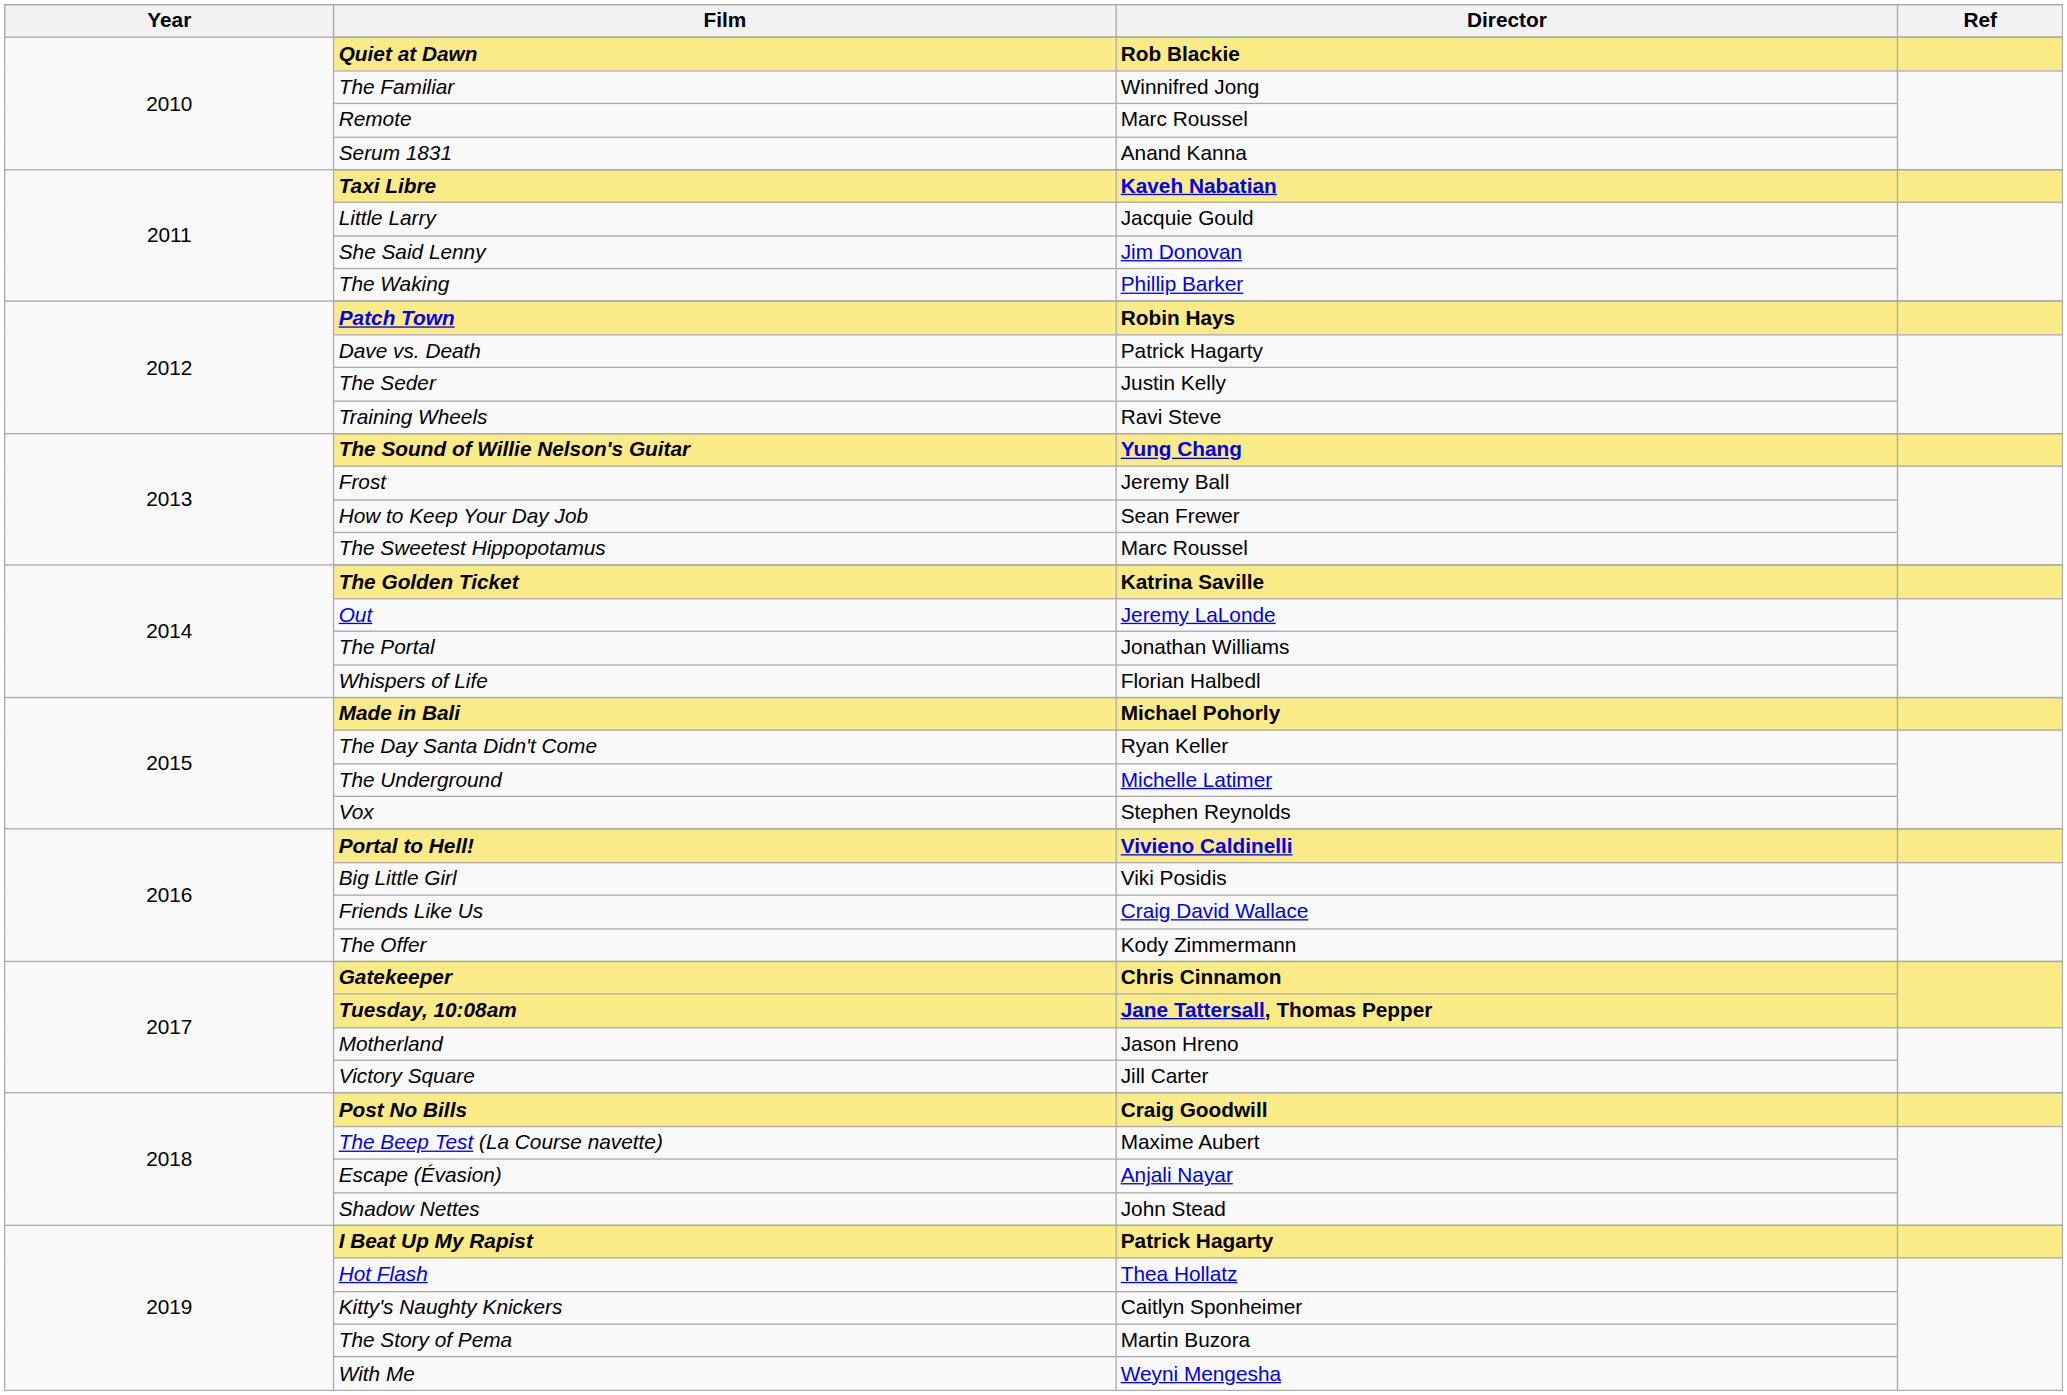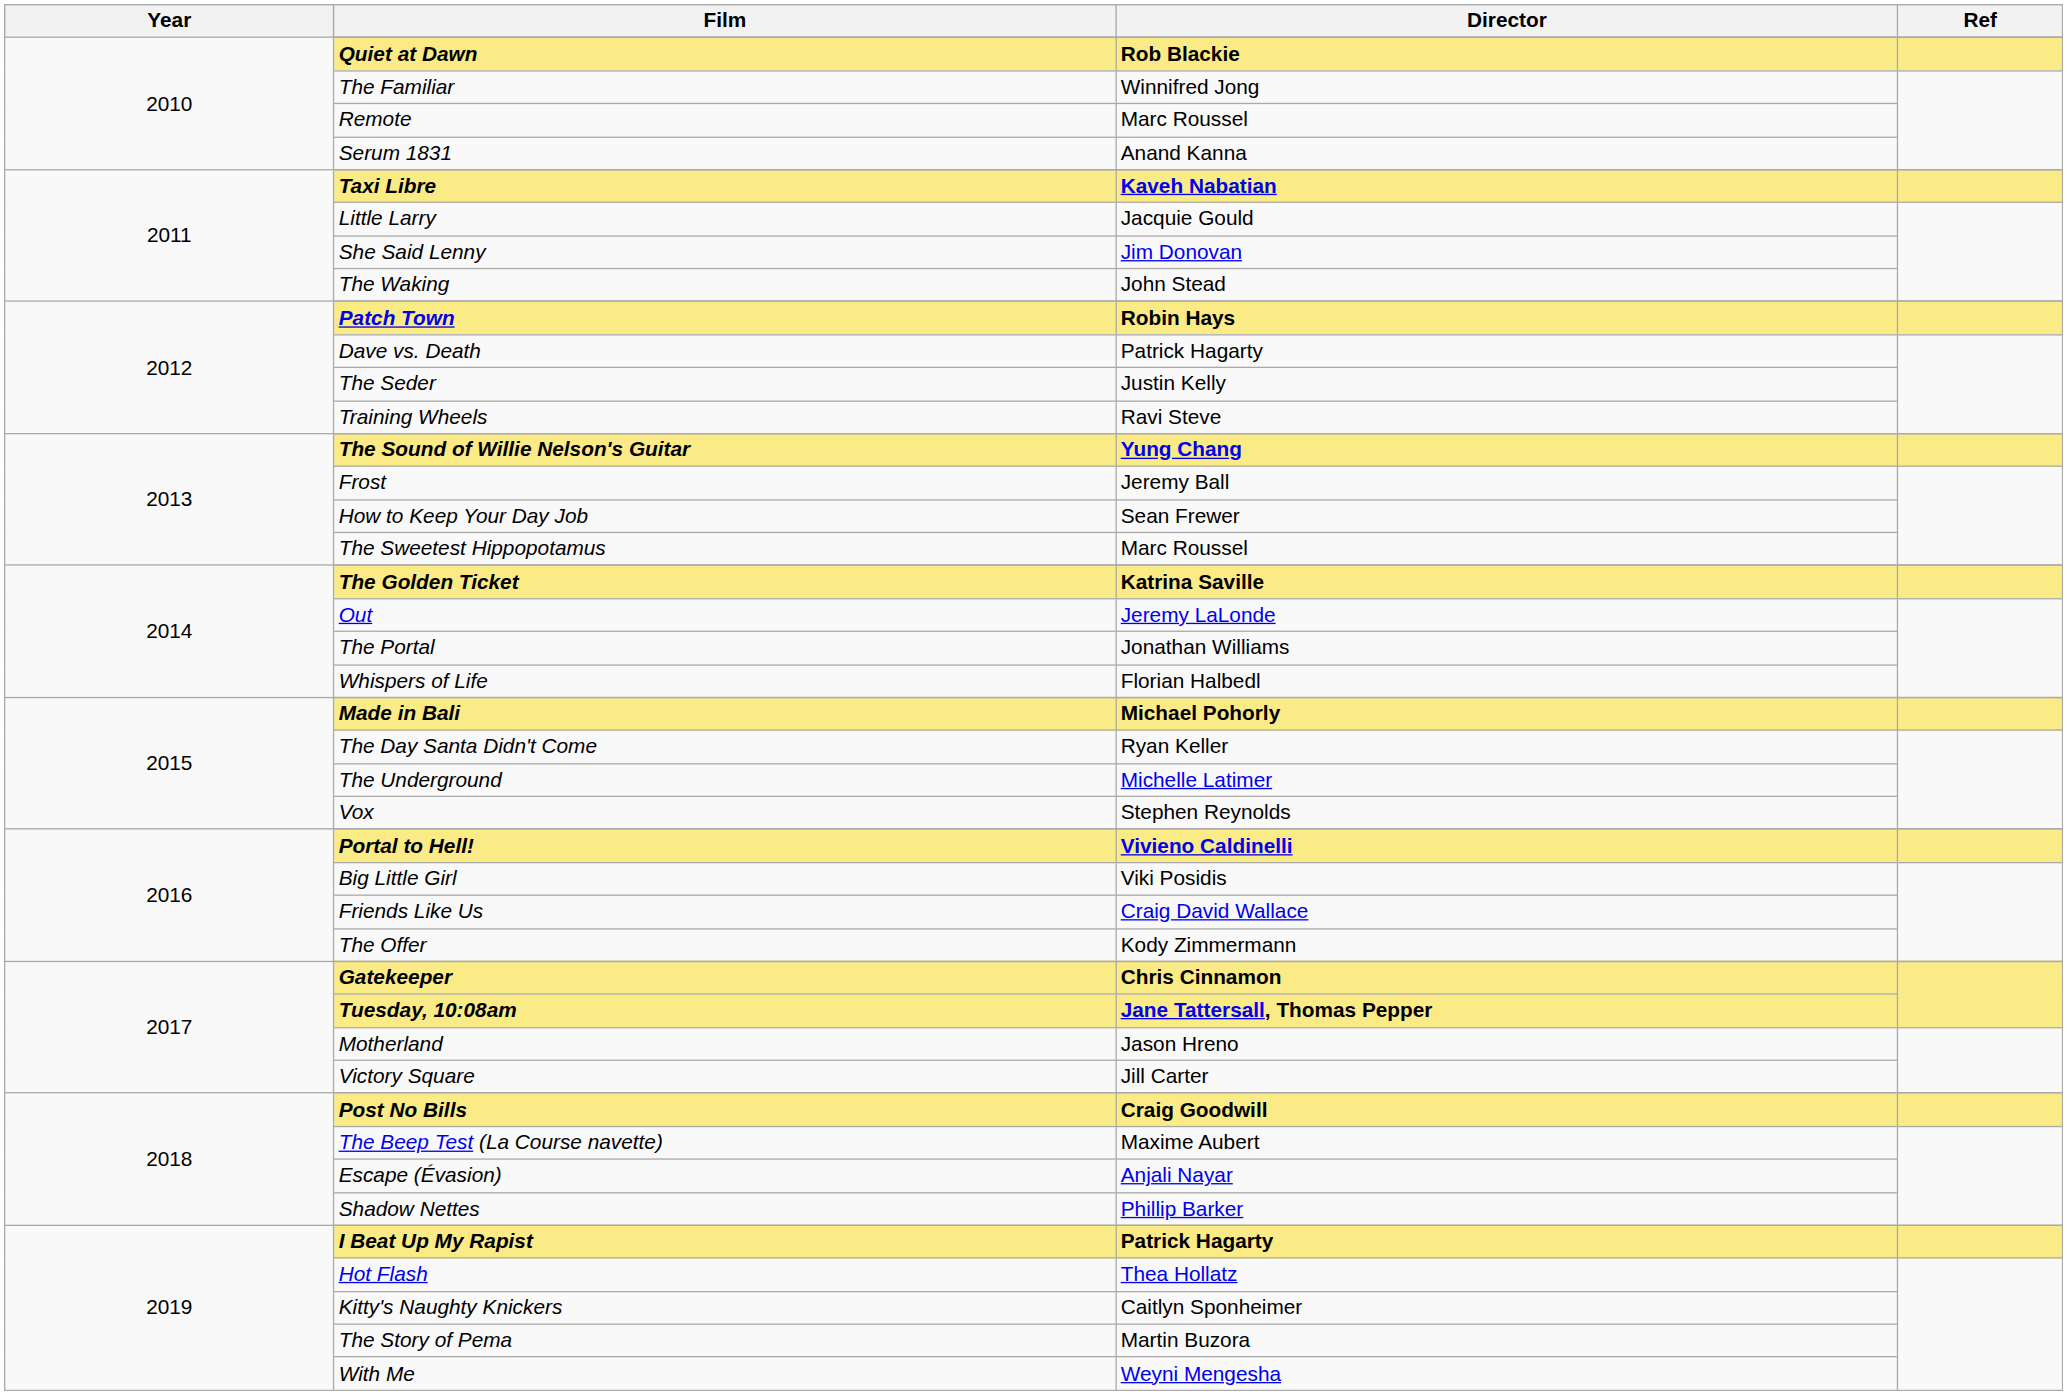(1182, 284) Phillip Barker -> (1173, 284) John Stead
(1173, 1208) John Stead -> (1182, 1208) Phillip Barker
